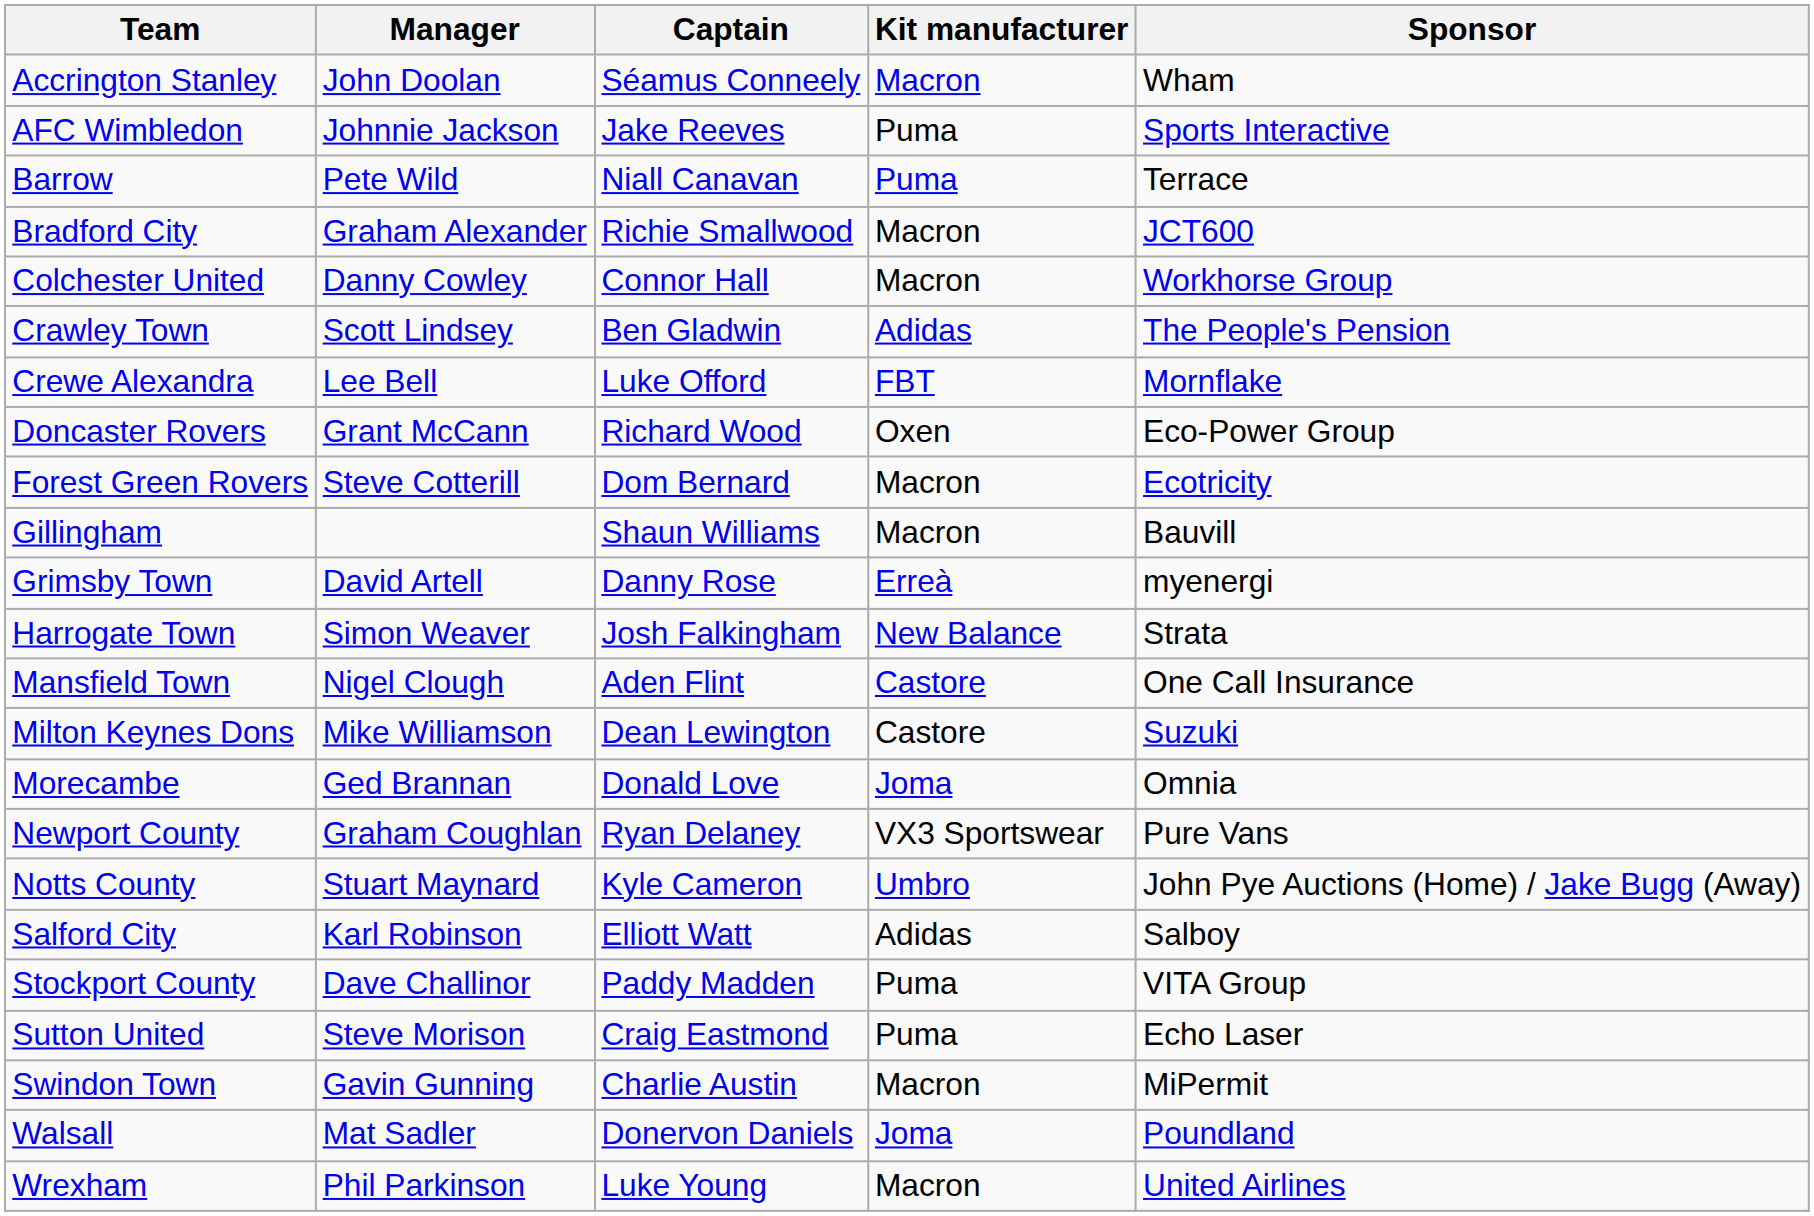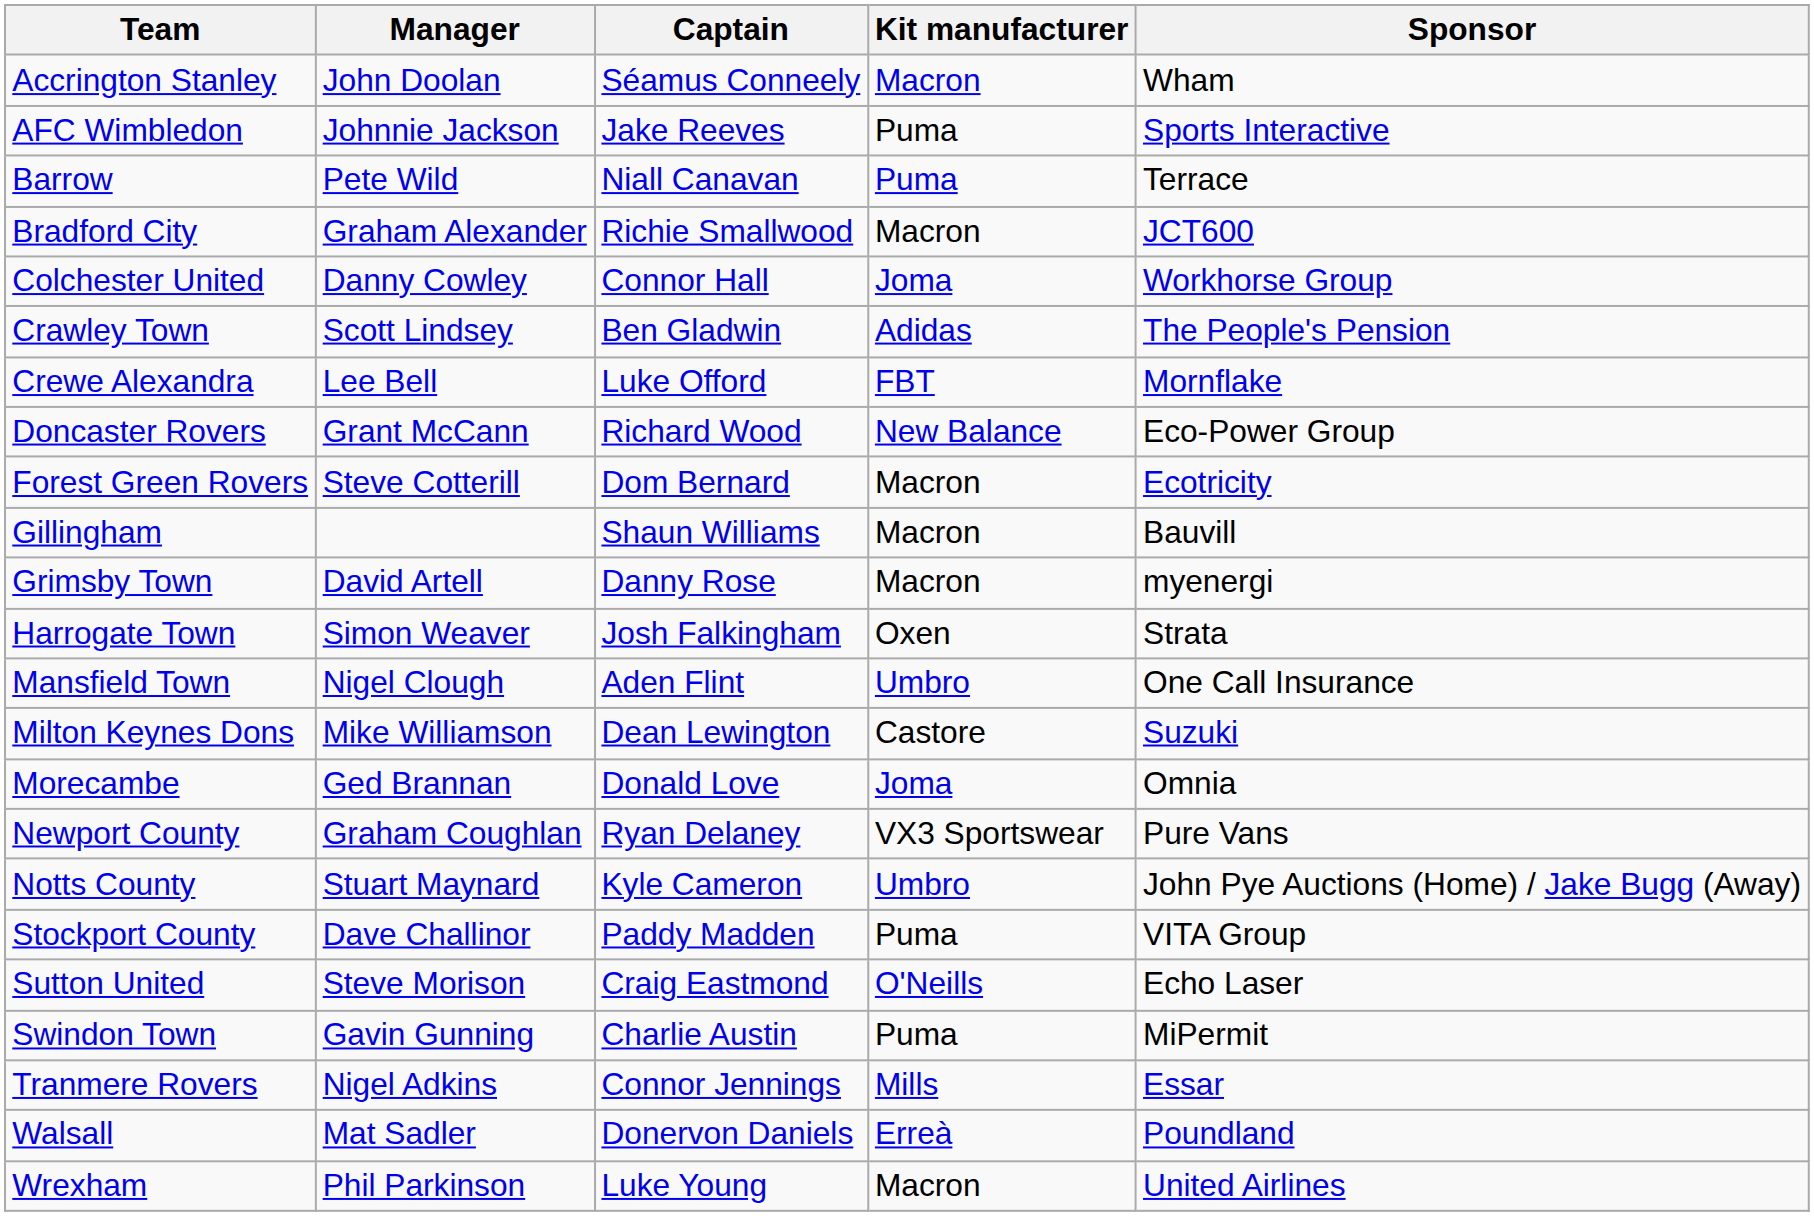(928, 280) Macron -> (914, 280) Joma
(913, 431) Oxen -> (968, 431) New Balance
(914, 582) Erreà -> (928, 582) Macron
(968, 632) New Balance -> (913, 632) Oxen
(930, 682) Castore -> (922, 682) Umbro
- row: (94, 933)
(916, 1034) Puma -> (929, 984) O'Neills
(928, 1084) Macron -> (916, 1034) Puma
+ row: (135, 1084)
(914, 1134) Joma -> (914, 1134) Erreà
